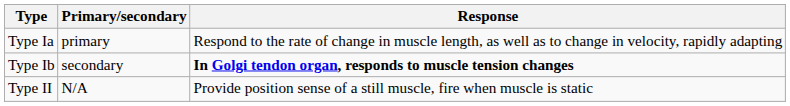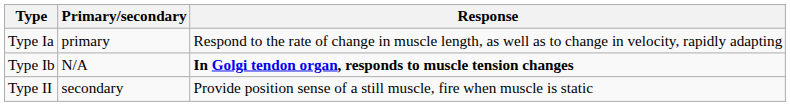(92, 64) secondary -> (75, 64) N/A
(75, 88) N/A -> (92, 88) secondary
